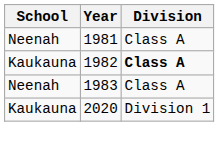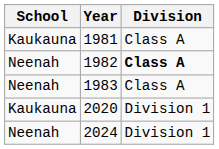(34, 40) Neenah -> (42, 40) Kaukauna
(42, 63) Kaukauna -> (34, 63) Neenah
+ row: (101, 133)
